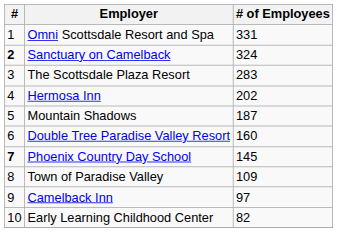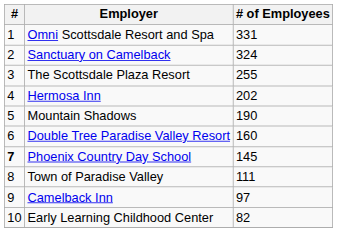(11, 55) bold -> (11, 55) normal
(247, 75) 283 -> (247, 75) 255
(247, 116) 187 -> (247, 116) 190
(247, 177) 109 -> (246, 177) 111
